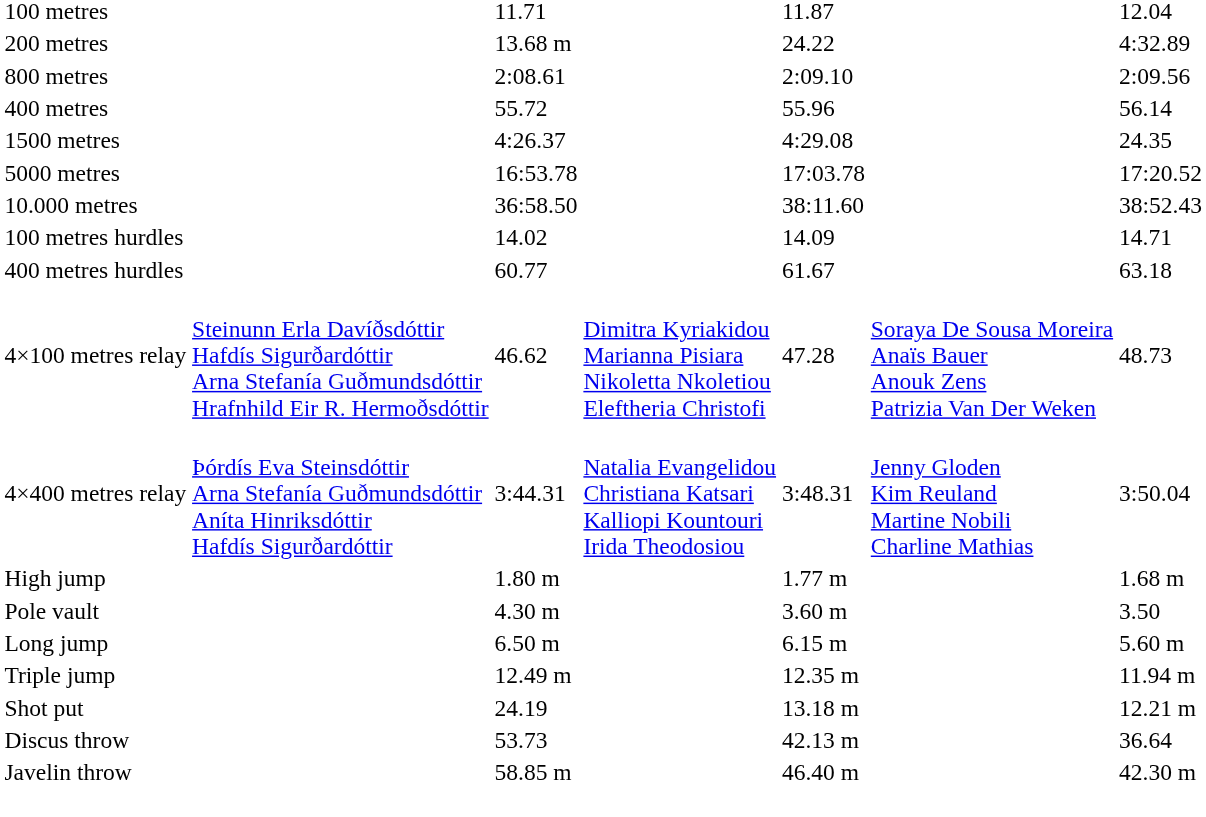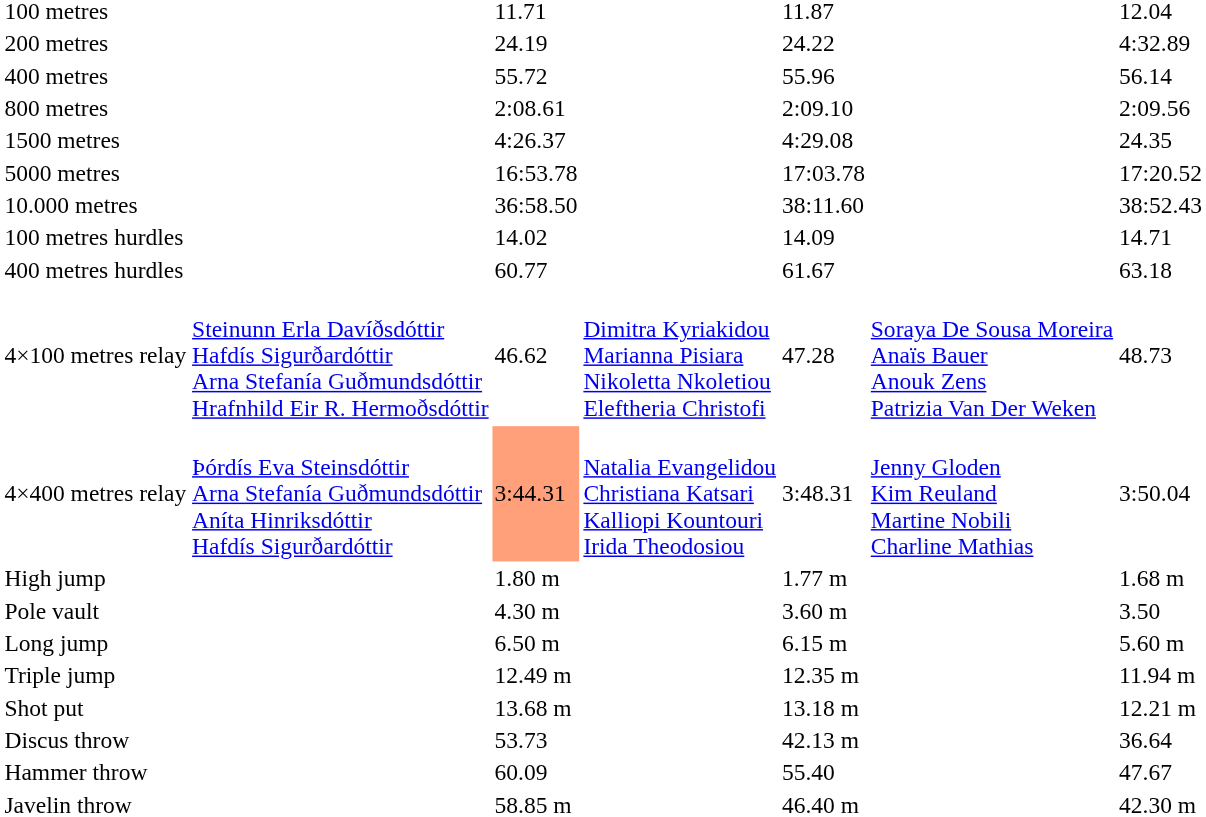(533, 43) 13.68 m -> (521, 43) 24.19
rows swapped: (56, 108) <-> (56, 76)
(530, 493) no background -> (530, 493) lightsalmon background
(521, 708) 24.19 -> (533, 708) 13.68 m
+ row: (76, 772)
